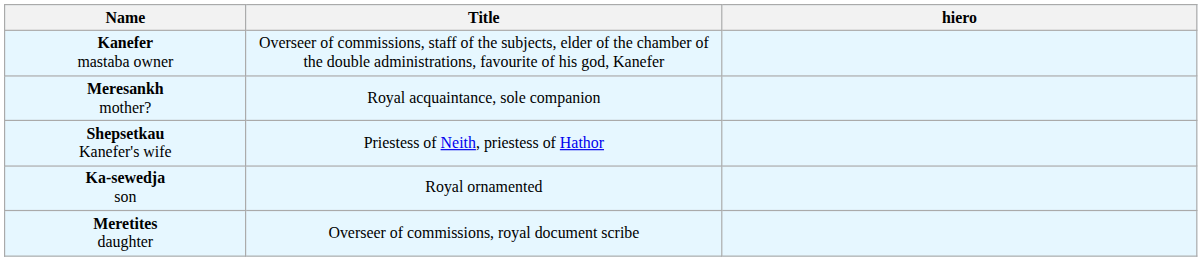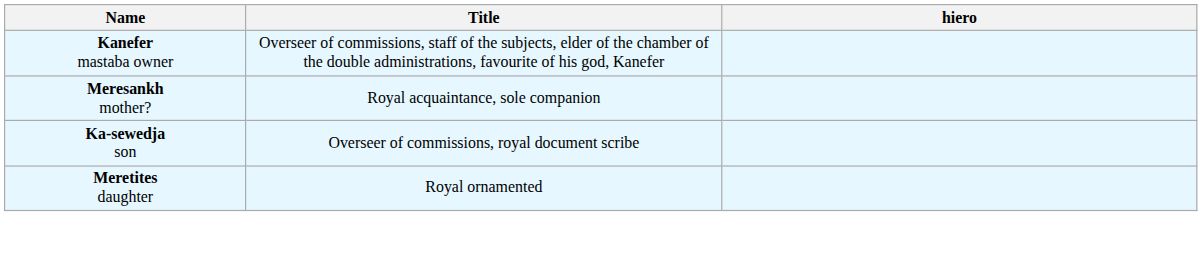- row: (125, 142)
(484, 187) Royal ornamented -> (484, 142) Overseer of commissions, royal document scribe
(484, 232) Overseer of commissions, royal document scribe -> (484, 187) Royal ornamented
